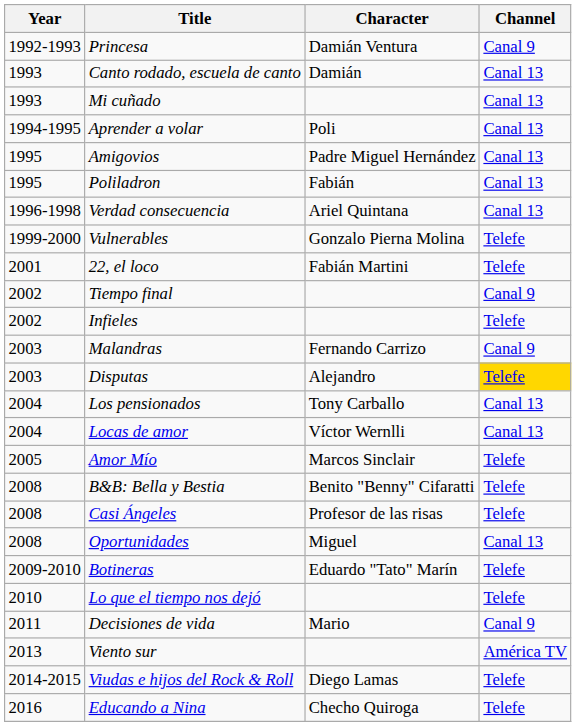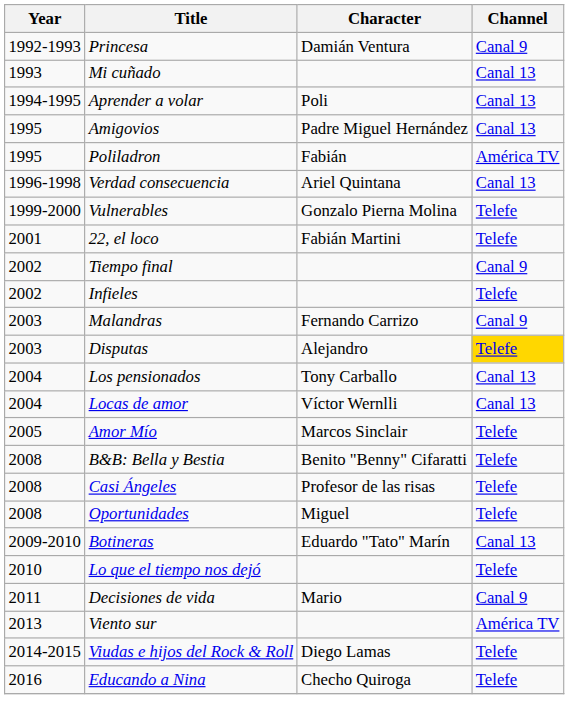- row: (195, 73)
(513, 183) Canal 13 -> (518, 156) América TV
(513, 542) Canal 13 -> (497, 514) Telefe
(504, 569) Telefe -> (506, 542) Canal 13
